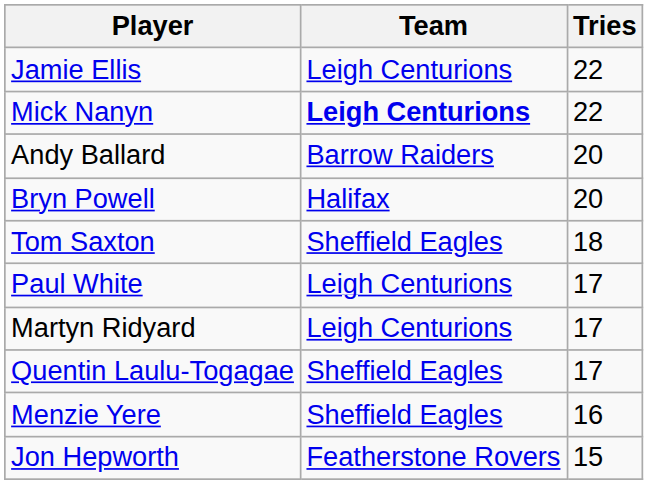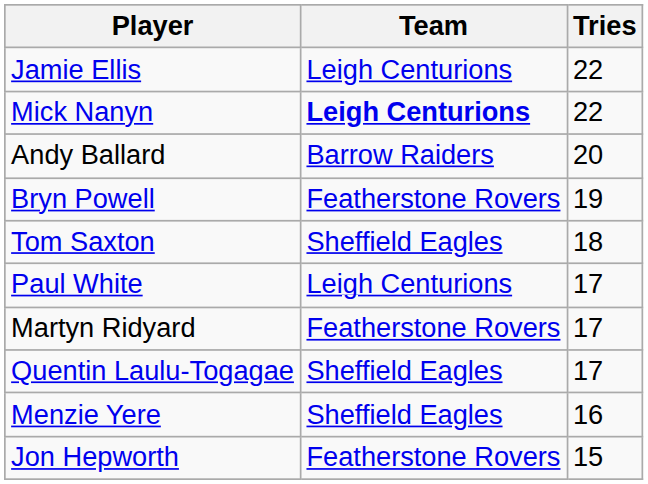(348, 198) Halifax -> (433, 198) Featherstone Rovers
(588, 198) 20 -> (588, 198) 19
(409, 328) Leigh Centurions -> (433, 328) Featherstone Rovers
